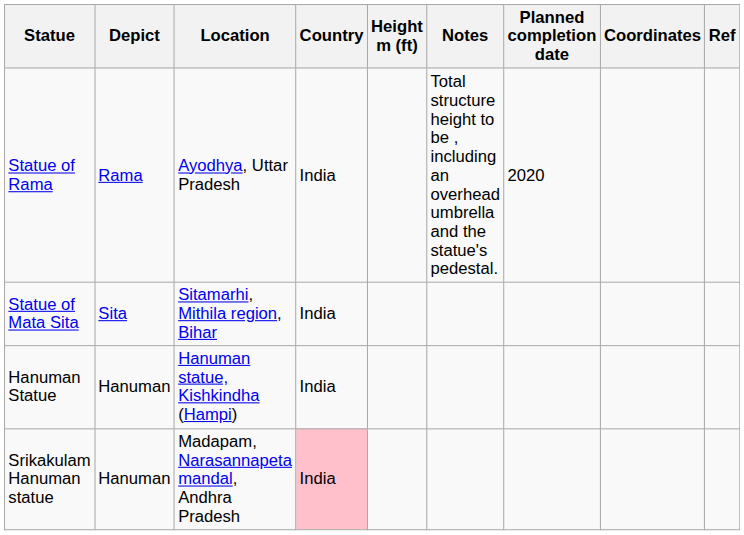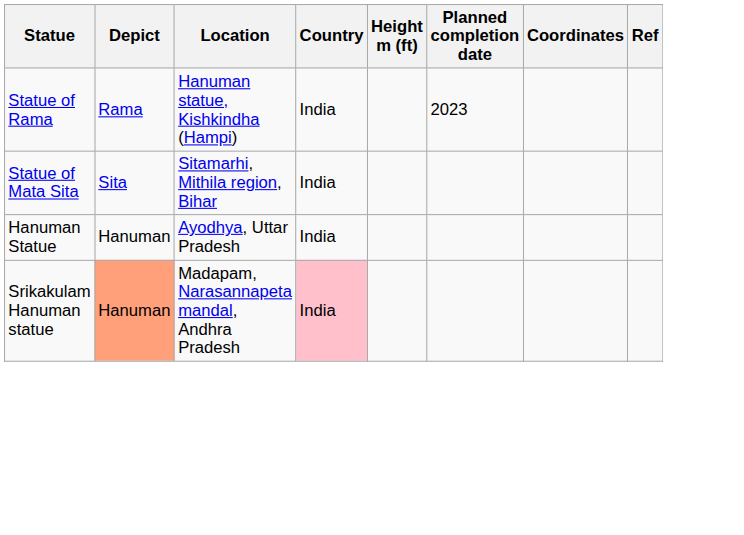- column: (465, 36)
(233, 175) Ayodhya, Uttar Pradesh -> (219, 109) Hanuman statue, Kishkindha (Hampi)
(526, 175) 2020 -> (449, 109) 2023
(219, 387) Hanuman statue, Kishkindha (Hampi) -> (233, 237) Ayodhya, Uttar Pradesh
(134, 478) no background -> (134, 310) lightsalmon background
